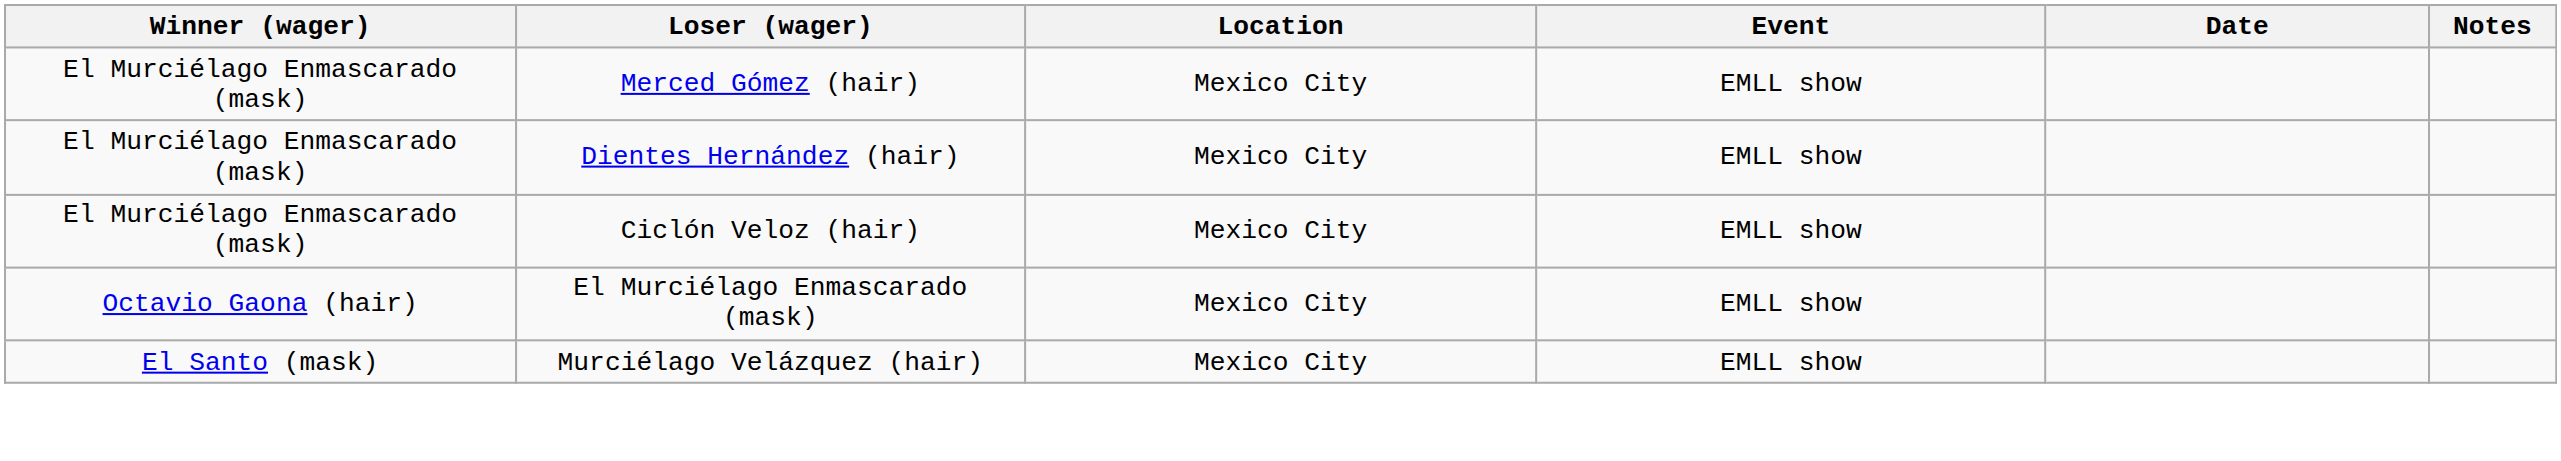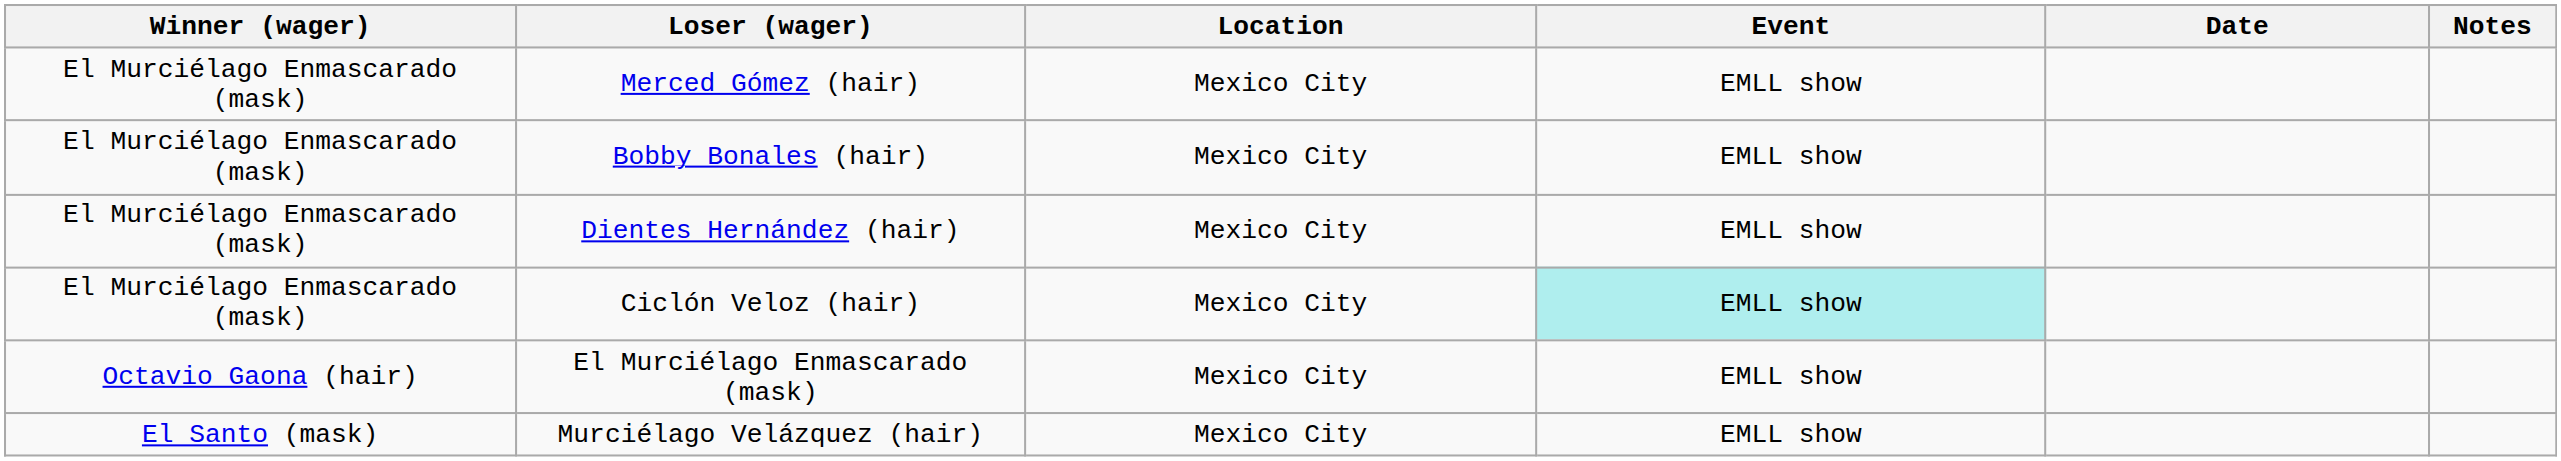+ row: (770, 157)
(1791, 231) no background -> (1791, 304) paleturquoise background
